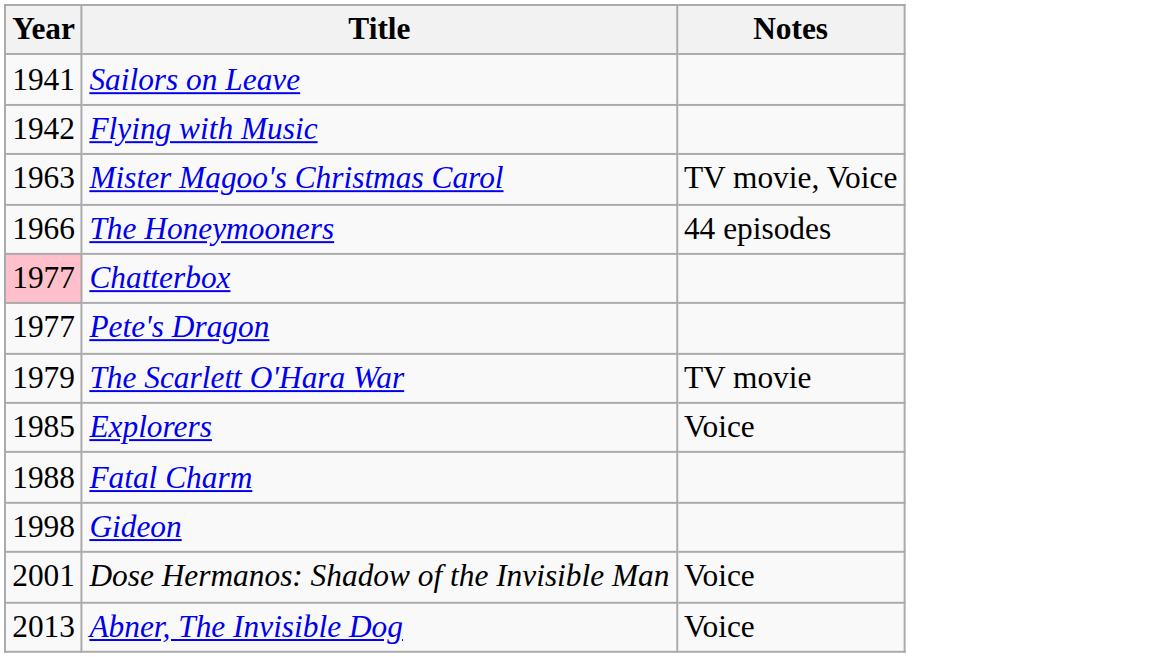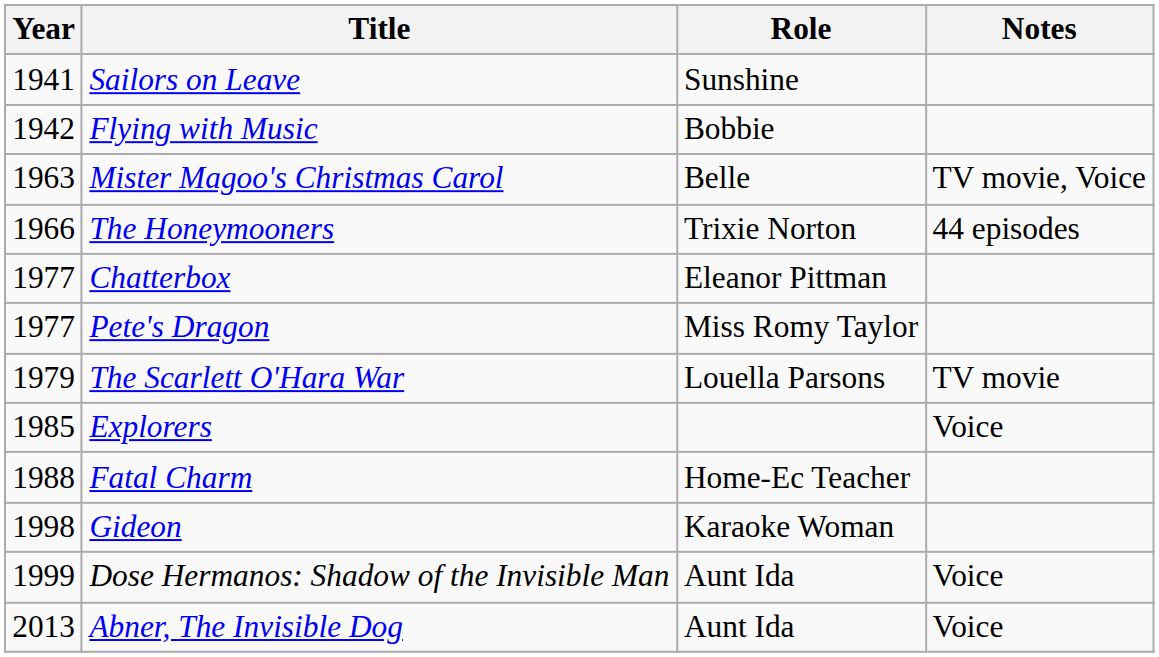+ column: (801, 29)
(44, 278) pink background -> (44, 278) no background
(44, 576) 2001 -> (44, 576) 1999
